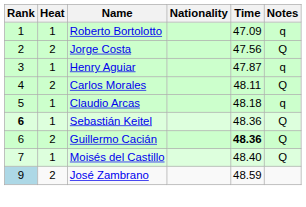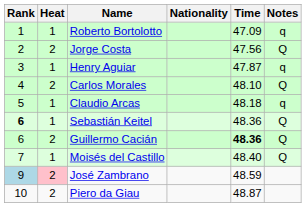(247, 85) 48.11 -> (247, 85) 48.10
(52, 175) no background -> (52, 175) pink background
+ row: (105, 193)
